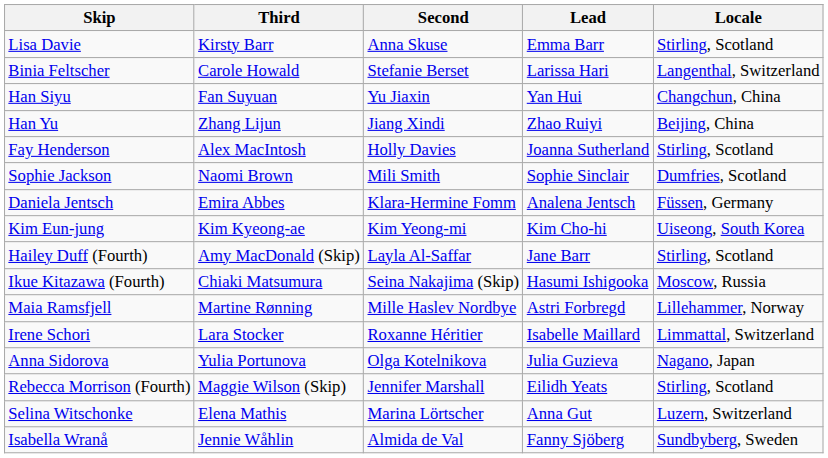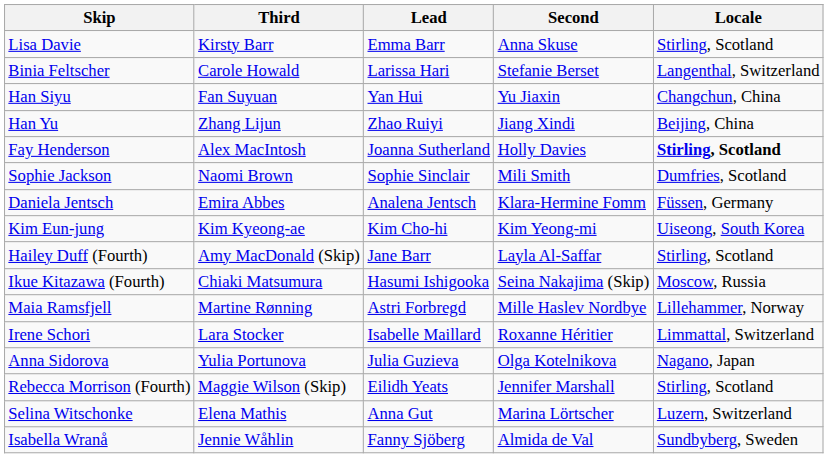columns swapped: (443, 17) <-> (588, 17)
(715, 149) normal -> (719, 149) bold
